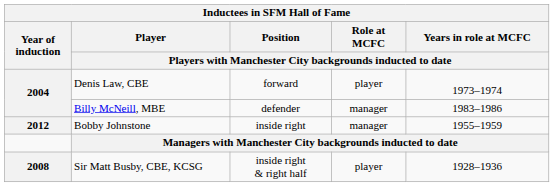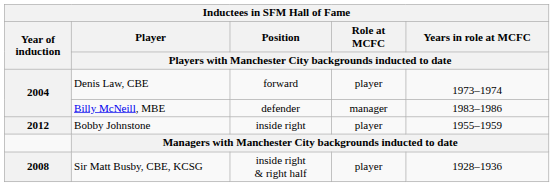(369, 125) manager -> (369, 125) player
